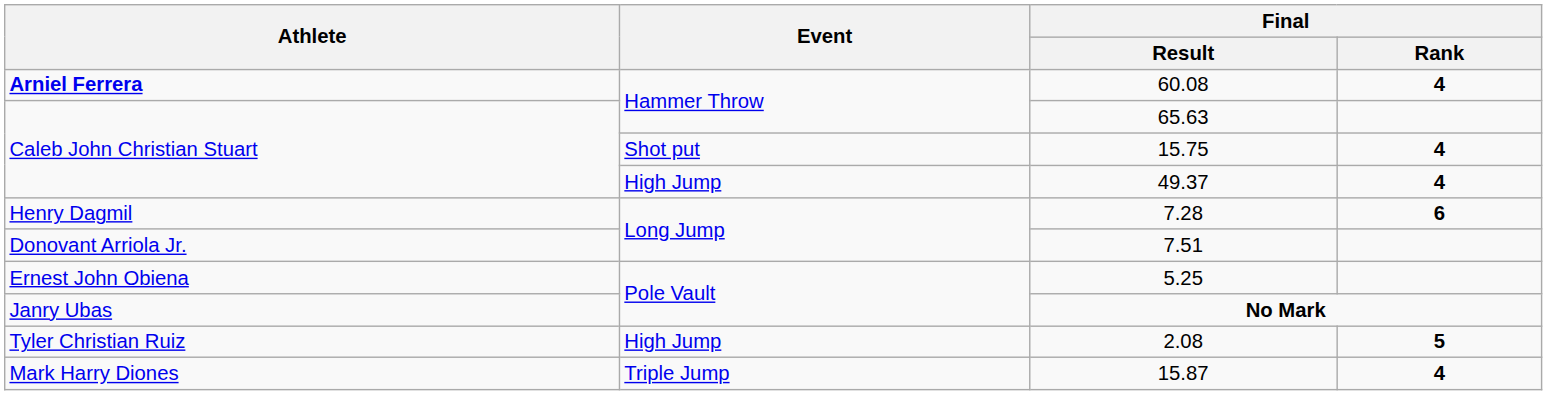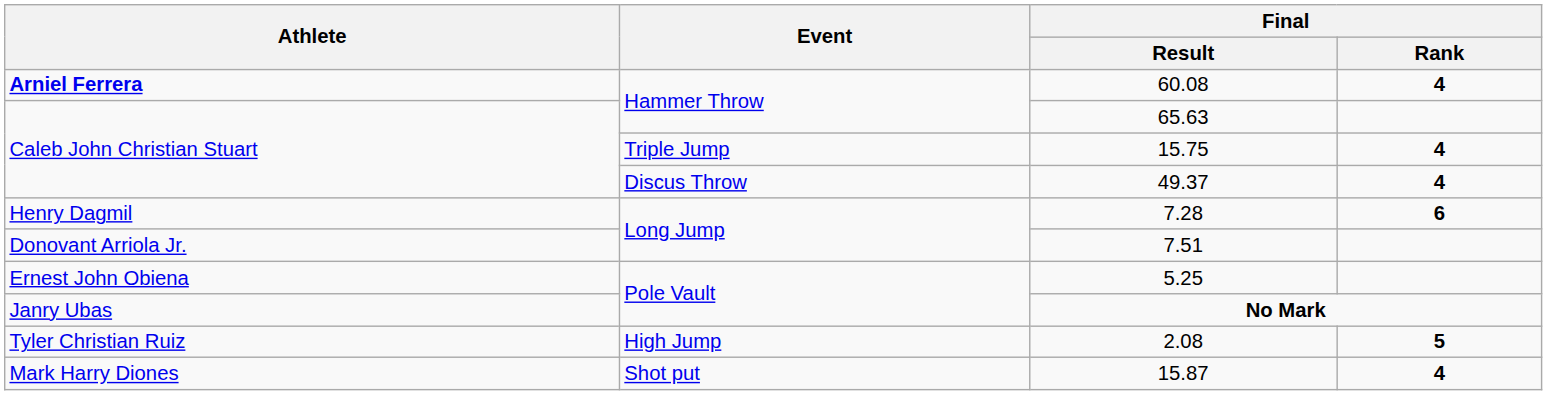(662, 149) Shot put -> (677, 149) Triple Jump
(673, 182) High Jump -> (686, 182) Discus Throw
(677, 374) Triple Jump -> (662, 374) Shot put
